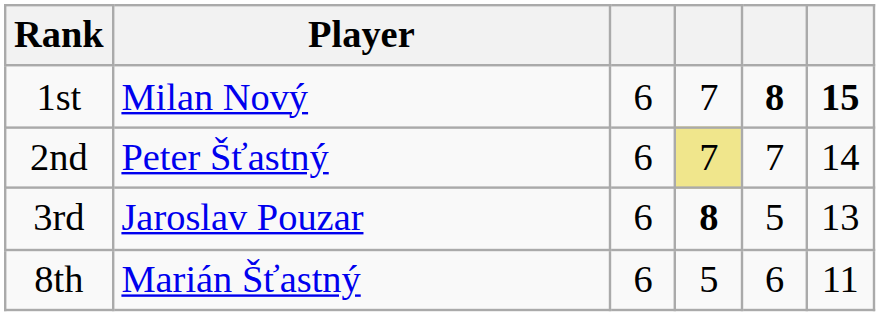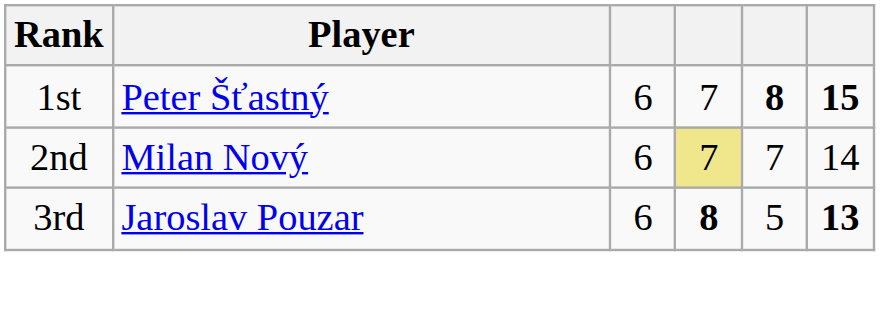(215, 95) Milan Nový -> (225, 95) Peter Šťastný
(225, 156) Peter Šťastný -> (215, 156) Milan Nový
(840, 217) normal -> (840, 217) bold
- row: (59, 278)
